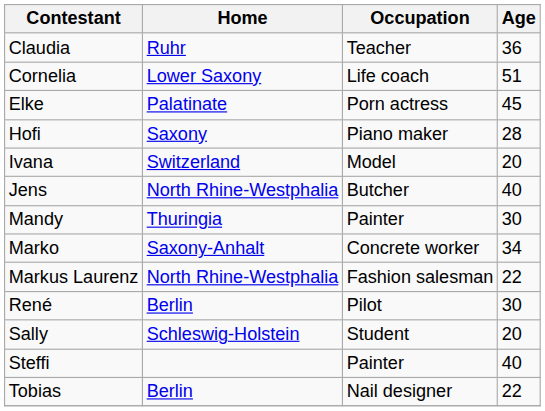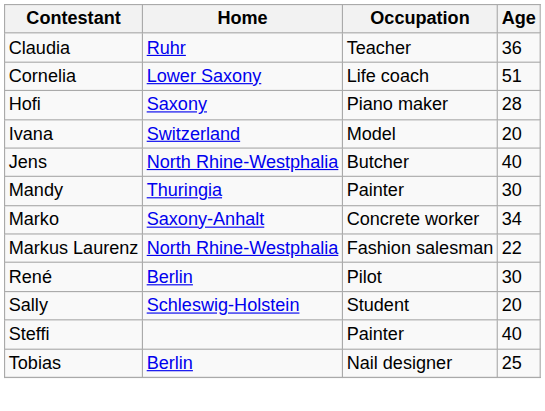- row: (26, 104)
(512, 391) 22 -> (512, 362) 25
